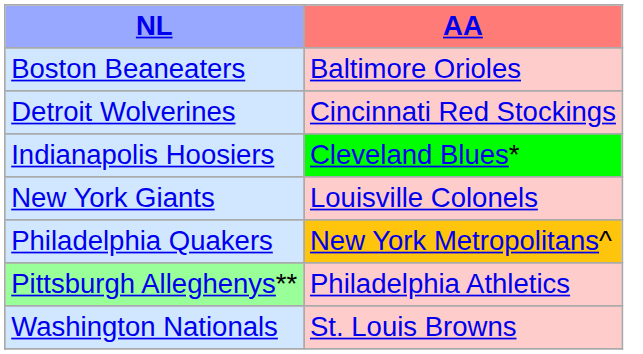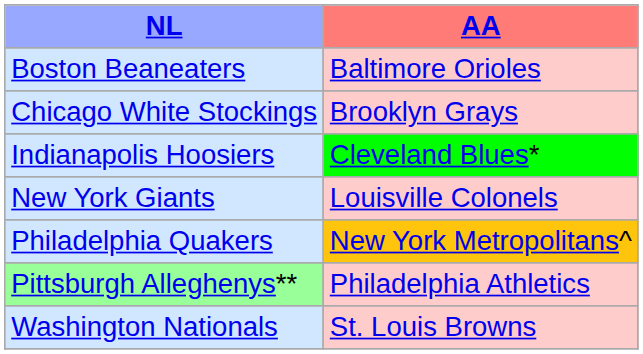+ row: (164, 112)
- row: (123, 112)
